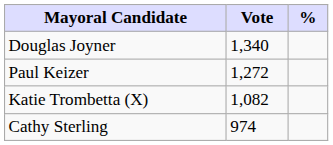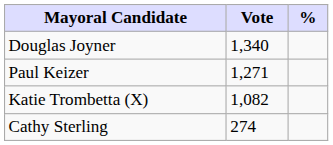(250, 72) 1,272 -> (250, 72) 1,271
(243, 126) 974 -> (243, 126) 274
